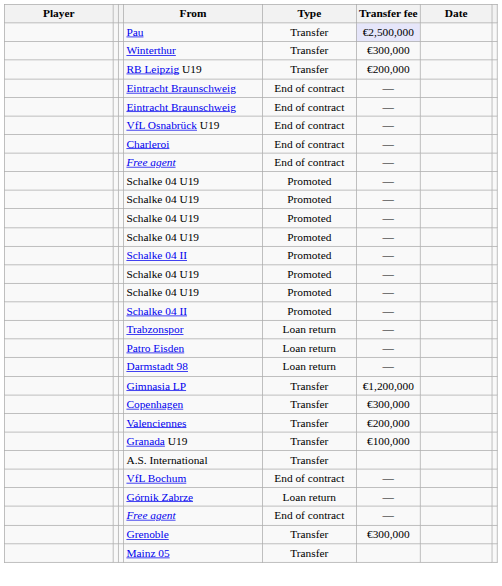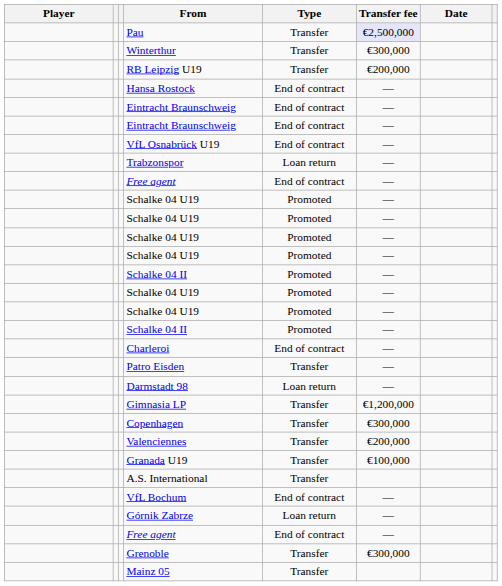+ row: (59, 88)
rows swapped: (59, 144) <-> (59, 330)
(309, 348) Loan return -> (309, 367) Transfer
